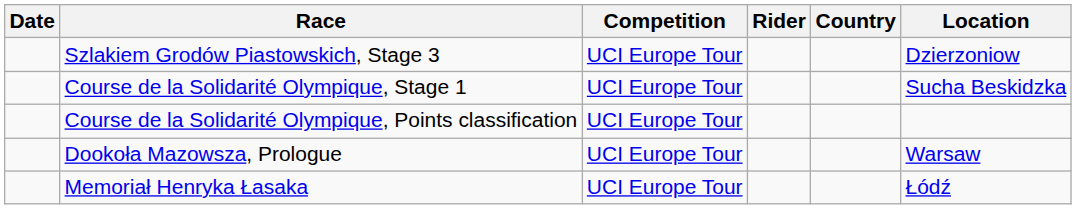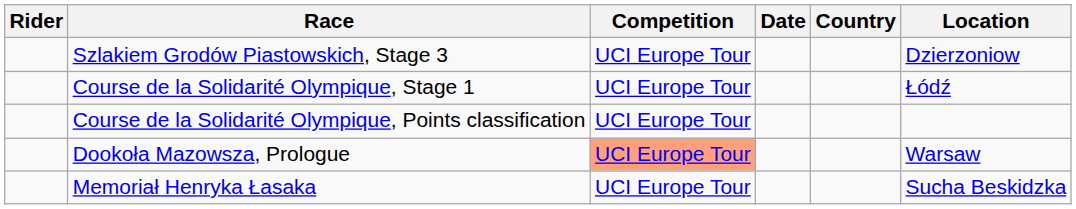columns swapped: (32, 21) <-> (779, 21)
(986, 87) Sucha Beskidzka -> (928, 87) Łódź
(665, 154) no background -> (673, 154) lightsalmon background
(928, 187) Łódź -> (986, 187) Sucha Beskidzka
